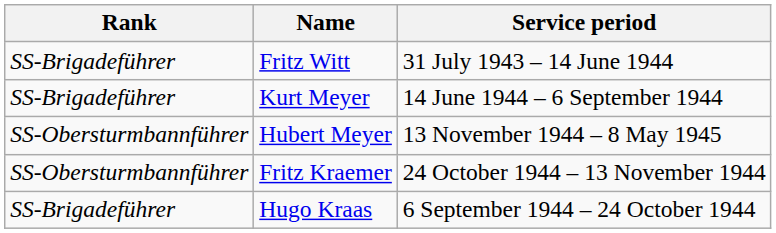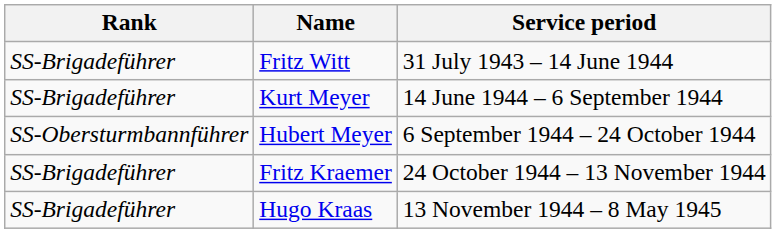(562, 135) 13 November 1944 – 8 May 1945 -> (579, 135) 6 September 1944 – 24 October 1944
(129, 172) SS-Obersturmbannführer -> (93, 172) SS-Brigadeführer
(579, 209) 6 September 1944 – 24 October 1944 -> (562, 209) 13 November 1944 – 8 May 1945
